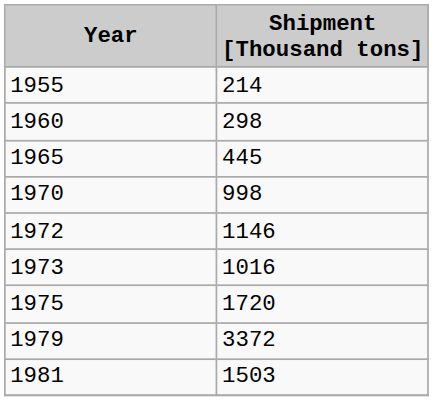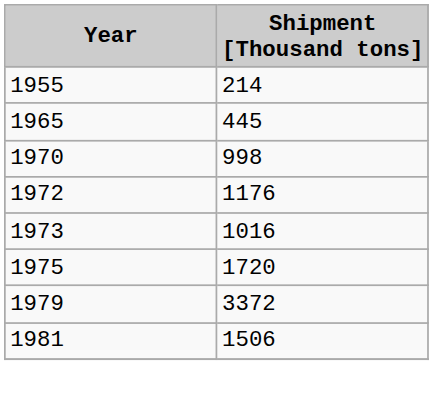- row: (37, 122)
(249, 231) 1146 -> (249, 195) 1176
(249, 377) 1503 -> (249, 340) 1506
